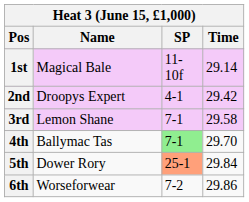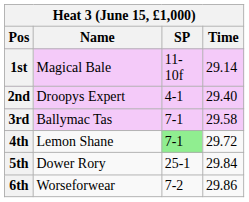(222, 97) 29.42 -> (222, 97) 29.40
(75, 119) Lemon Shane -> (74, 119) Ballymac Tas
(74, 141) Ballymac Tas -> (75, 141) Lemon Shane
(222, 141) 29.70 -> (222, 141) 29.72
(177, 163) lightsalmon background -> (177, 163) no background
